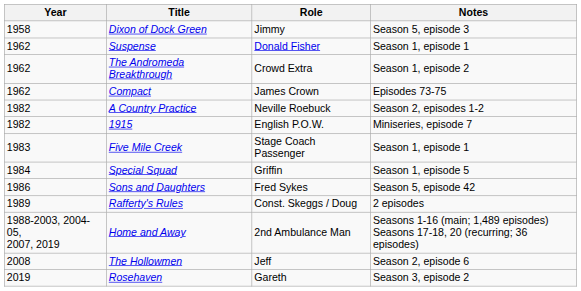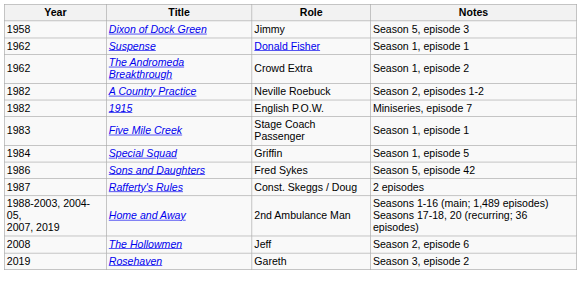- row: (130, 91)
(19, 204) 1989 -> (19, 187) 1987
